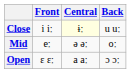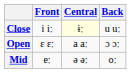rows swapped: (18, 44) <-> (18, 60)
